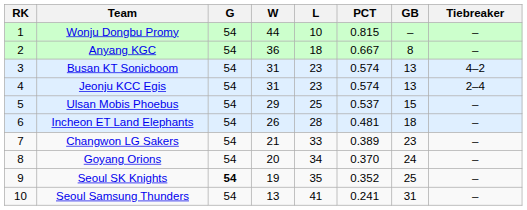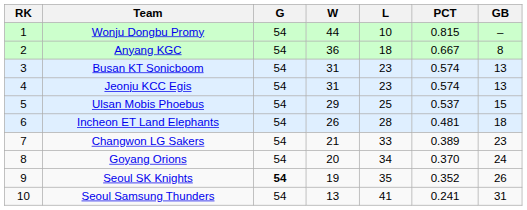- column: (475, 13)
(410, 178) 25 -> (500, 178) 26
